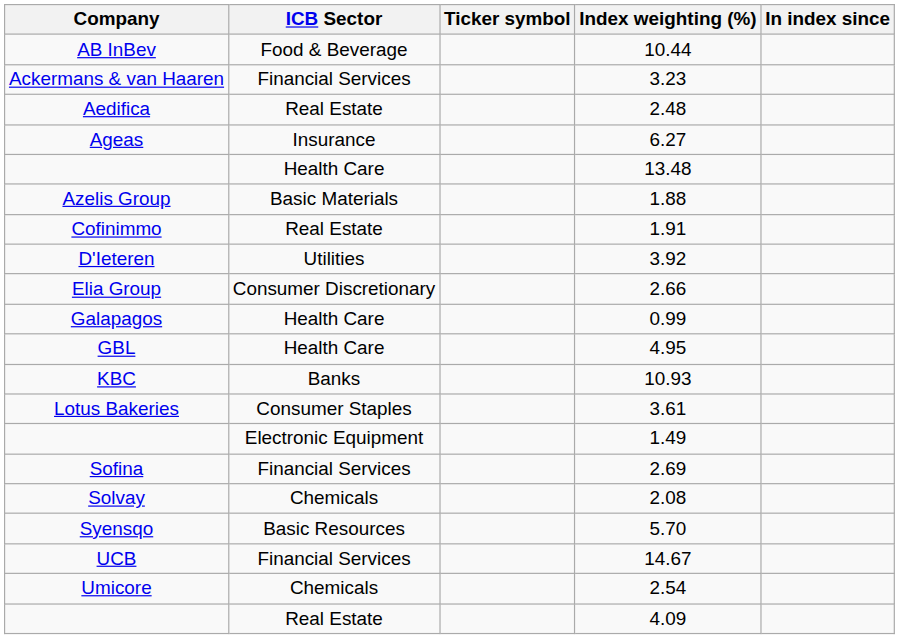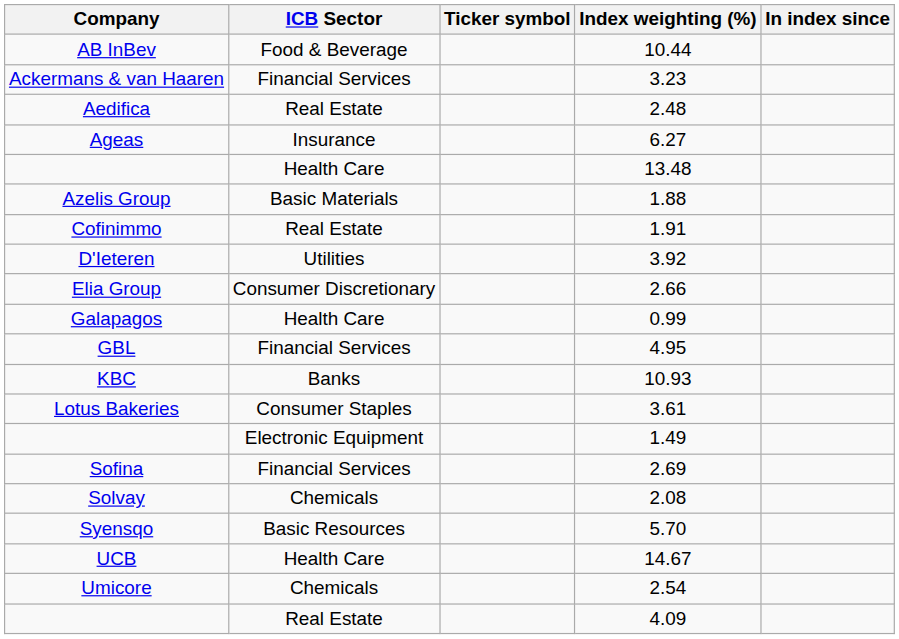(334, 348) Health Care -> (334, 348) Financial Services
(334, 558) Financial Services -> (334, 558) Health Care
